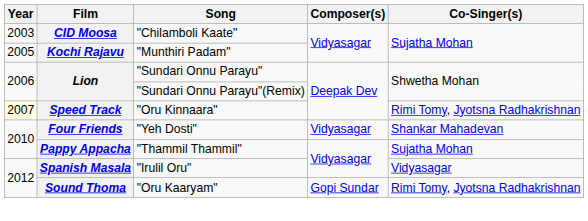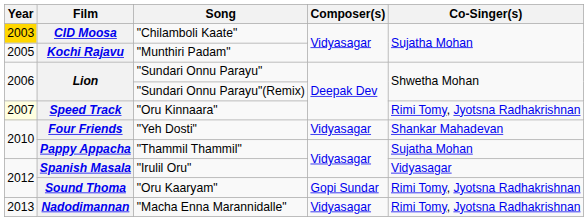(21, 33) no background -> (21, 33) gold background
+ row: (85, 206)
